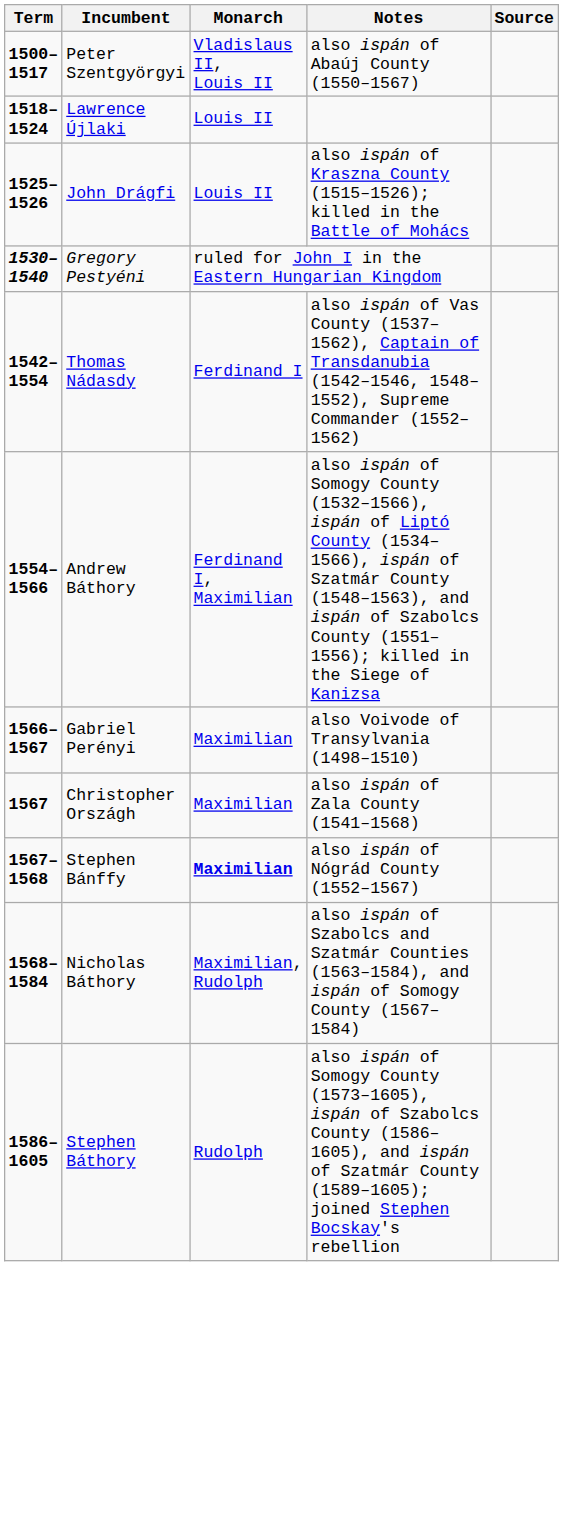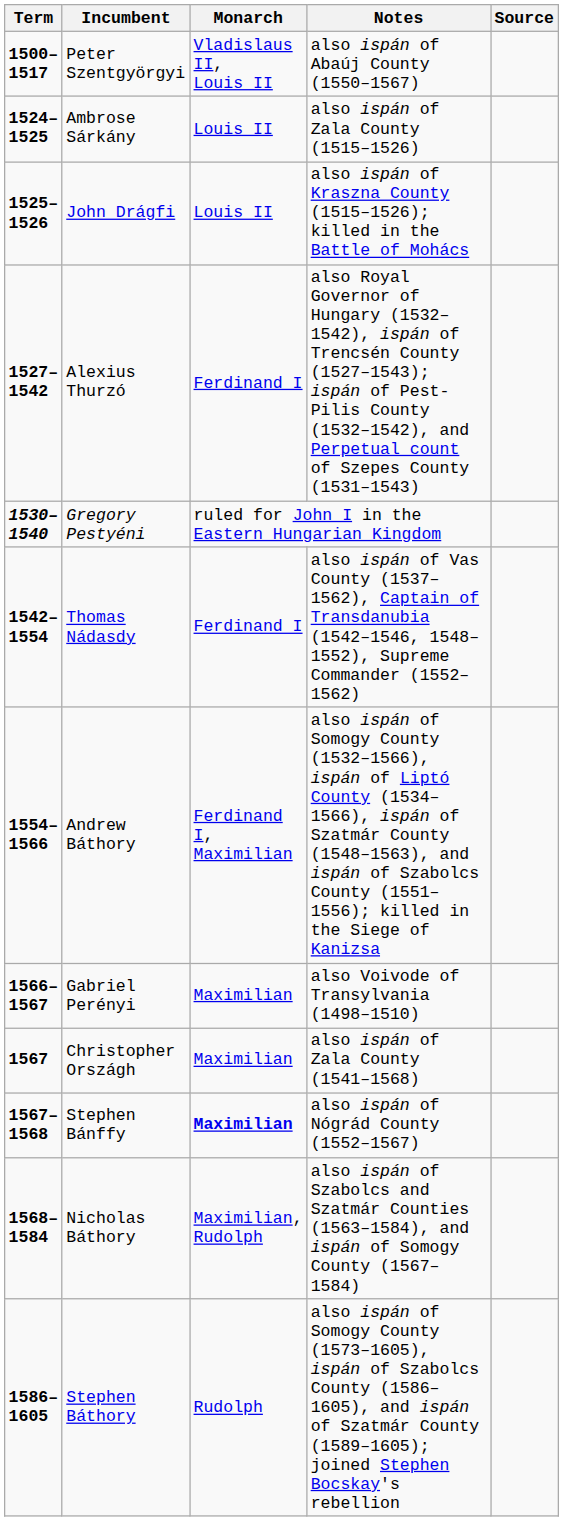- row: (106, 120)
+ row: (101, 129)
+ row: (101, 383)
